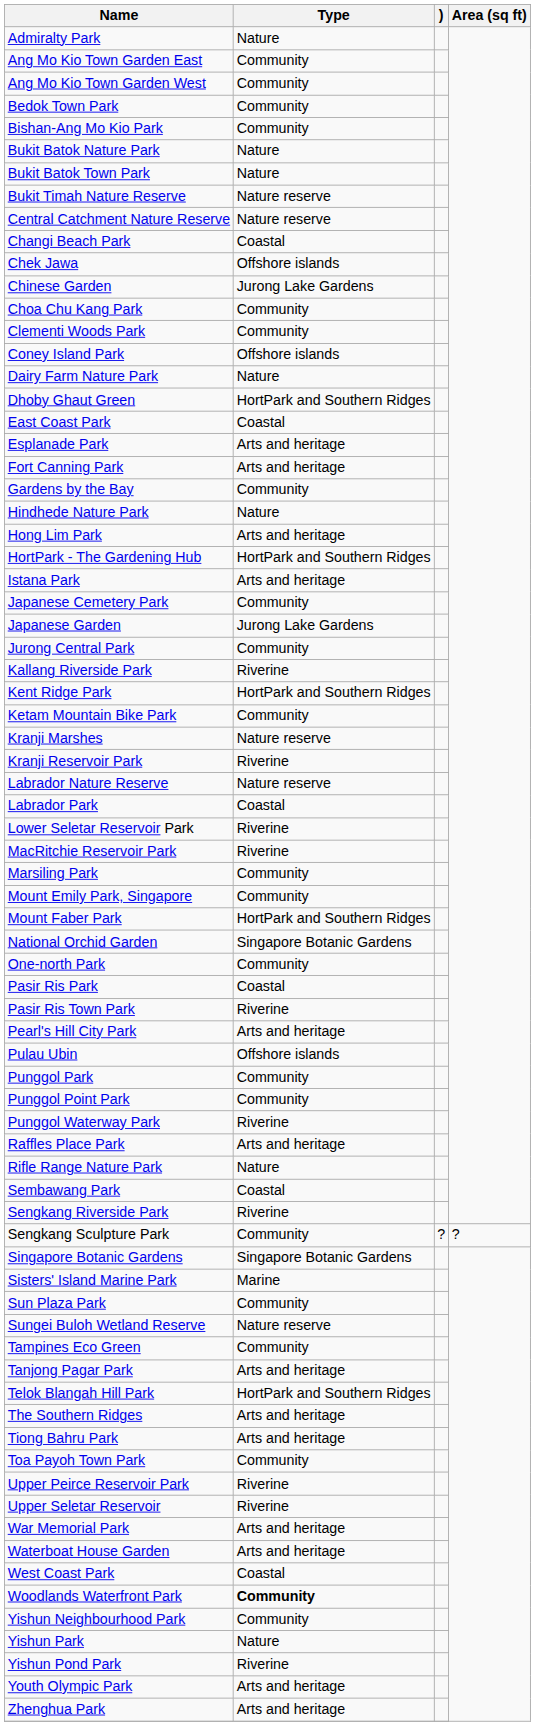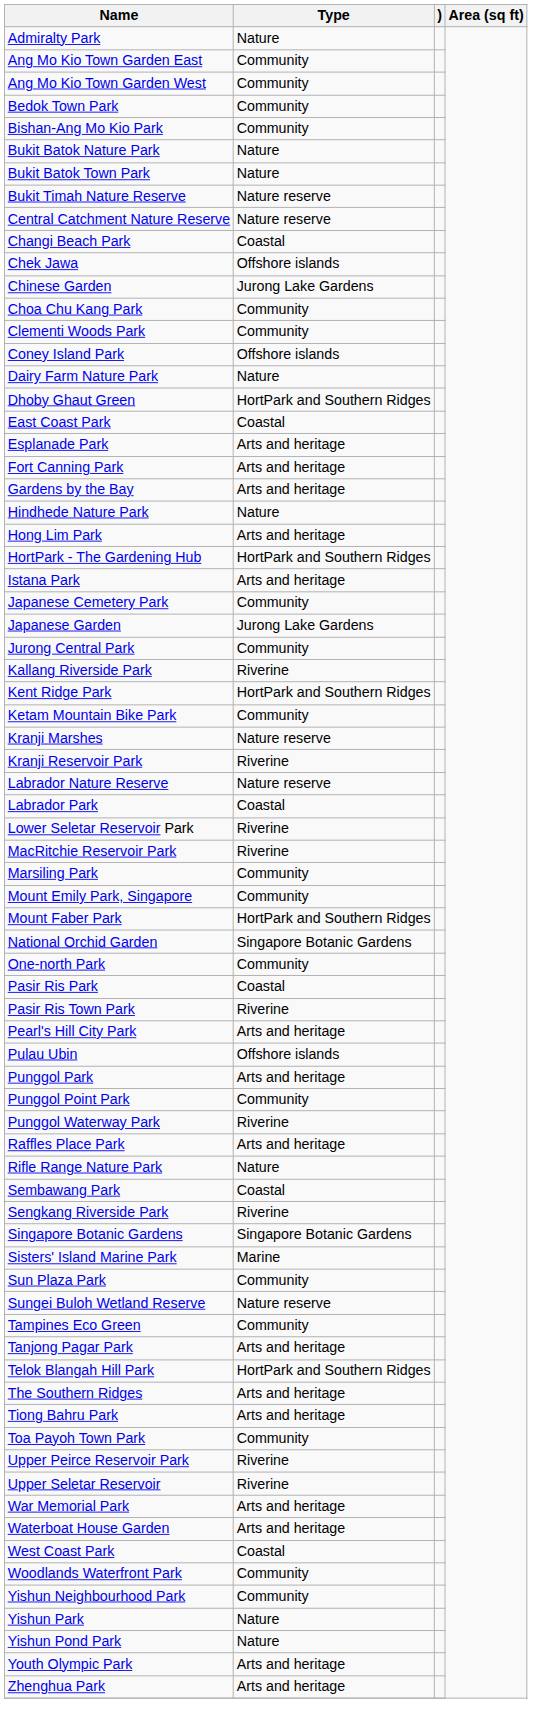(273, 490) Community -> (291, 490) Arts and heritage
(273, 1077) Community -> (291, 1077) Arts and heritage
- row: (88, 1235)
(276, 1596) bold -> (273, 1574) normal
(263, 1664) Riverine -> (258, 1641) Nature
